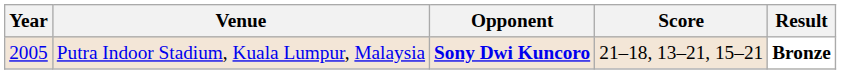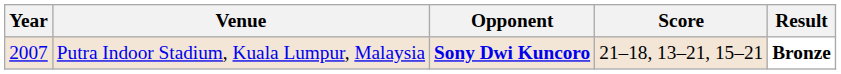(28, 52) 2005 -> (28, 52) 2007
